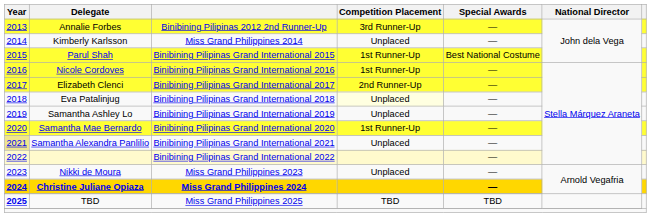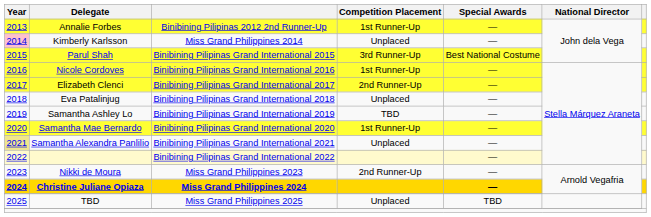(390, 27) 3rd Runner-Up -> (390, 27) 1st Runner-Up
(17, 41) no background -> (17, 41) pink background
(390, 56) 1st Runner-Up -> (390, 56) 3rd Runner-Up
(390, 99) lightyellow background -> (390, 99) no background
(390, 114) Unplaced -> (390, 114) TBD
(390, 172) Unplaced -> (390, 172) 2nd Runner-Up
(17, 201) bold -> (17, 201) normal
(390, 201) TBD -> (390, 201) Unplaced
